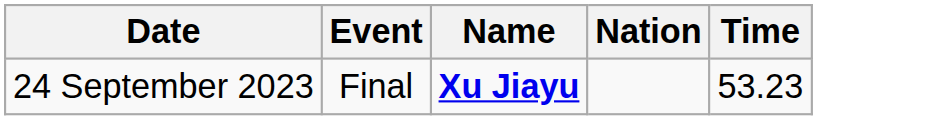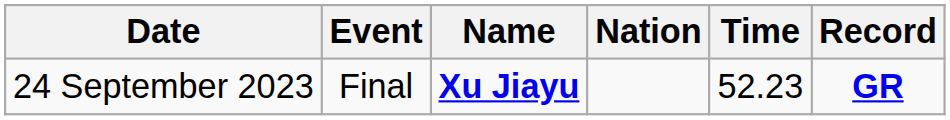+ column: (878, 31)
(760, 85) 53.23 -> (760, 85) 52.23
